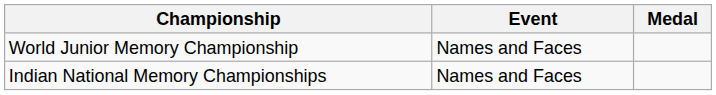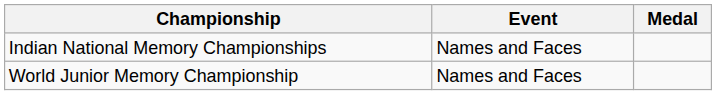rows swapped: (168, 76) <-> (154, 47)
